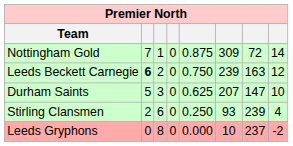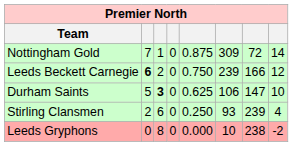(255, 72) 163 -> (255, 72) 166
(160, 92) normal -> (160, 92) bold
(229, 92) 207 -> (229, 92) 106
(255, 131) 237 -> (255, 131) 238
